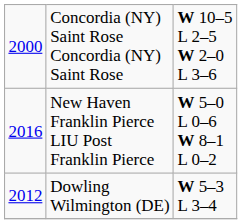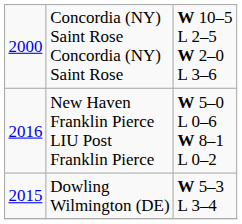(25, 195) 2012 -> (25, 195) 2015
